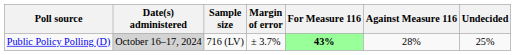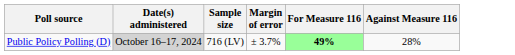- column: (485, 19)
(324, 42) 43% -> (324, 42) 49%
